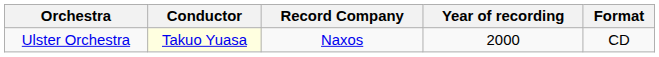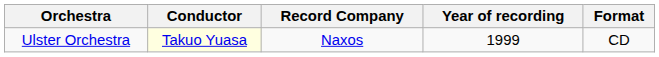(503, 39) 2000 -> (503, 39) 1999
